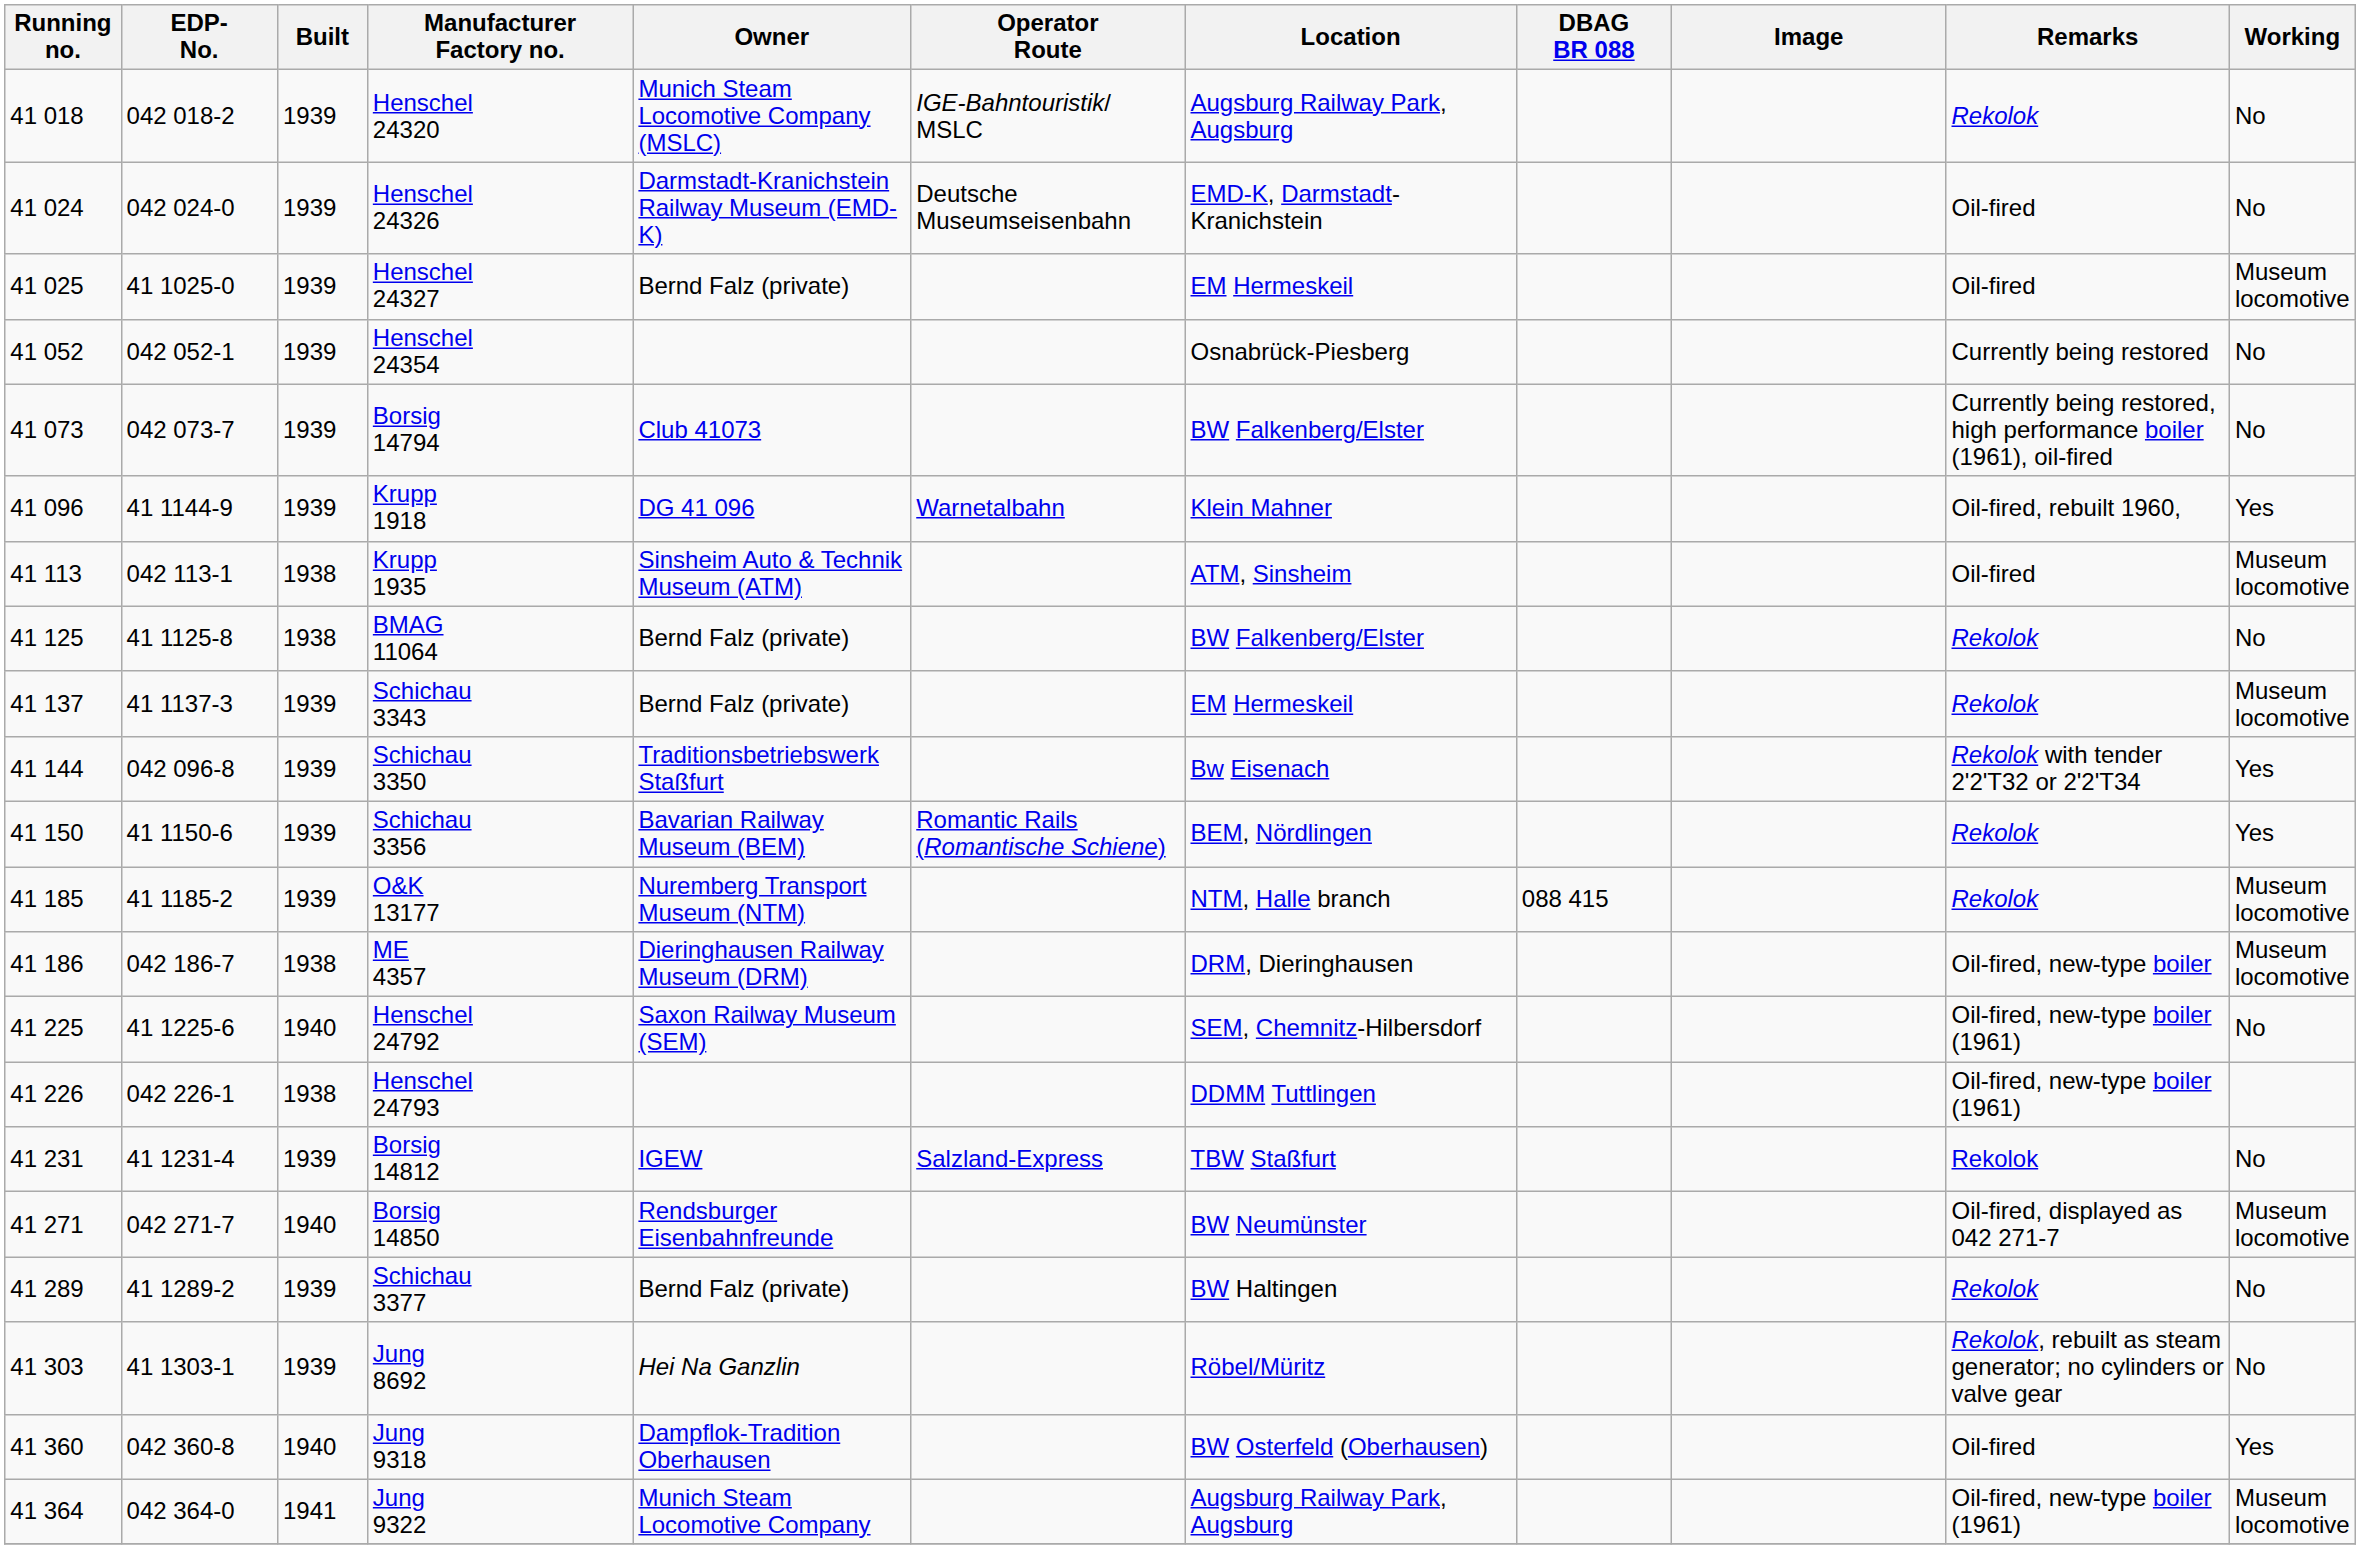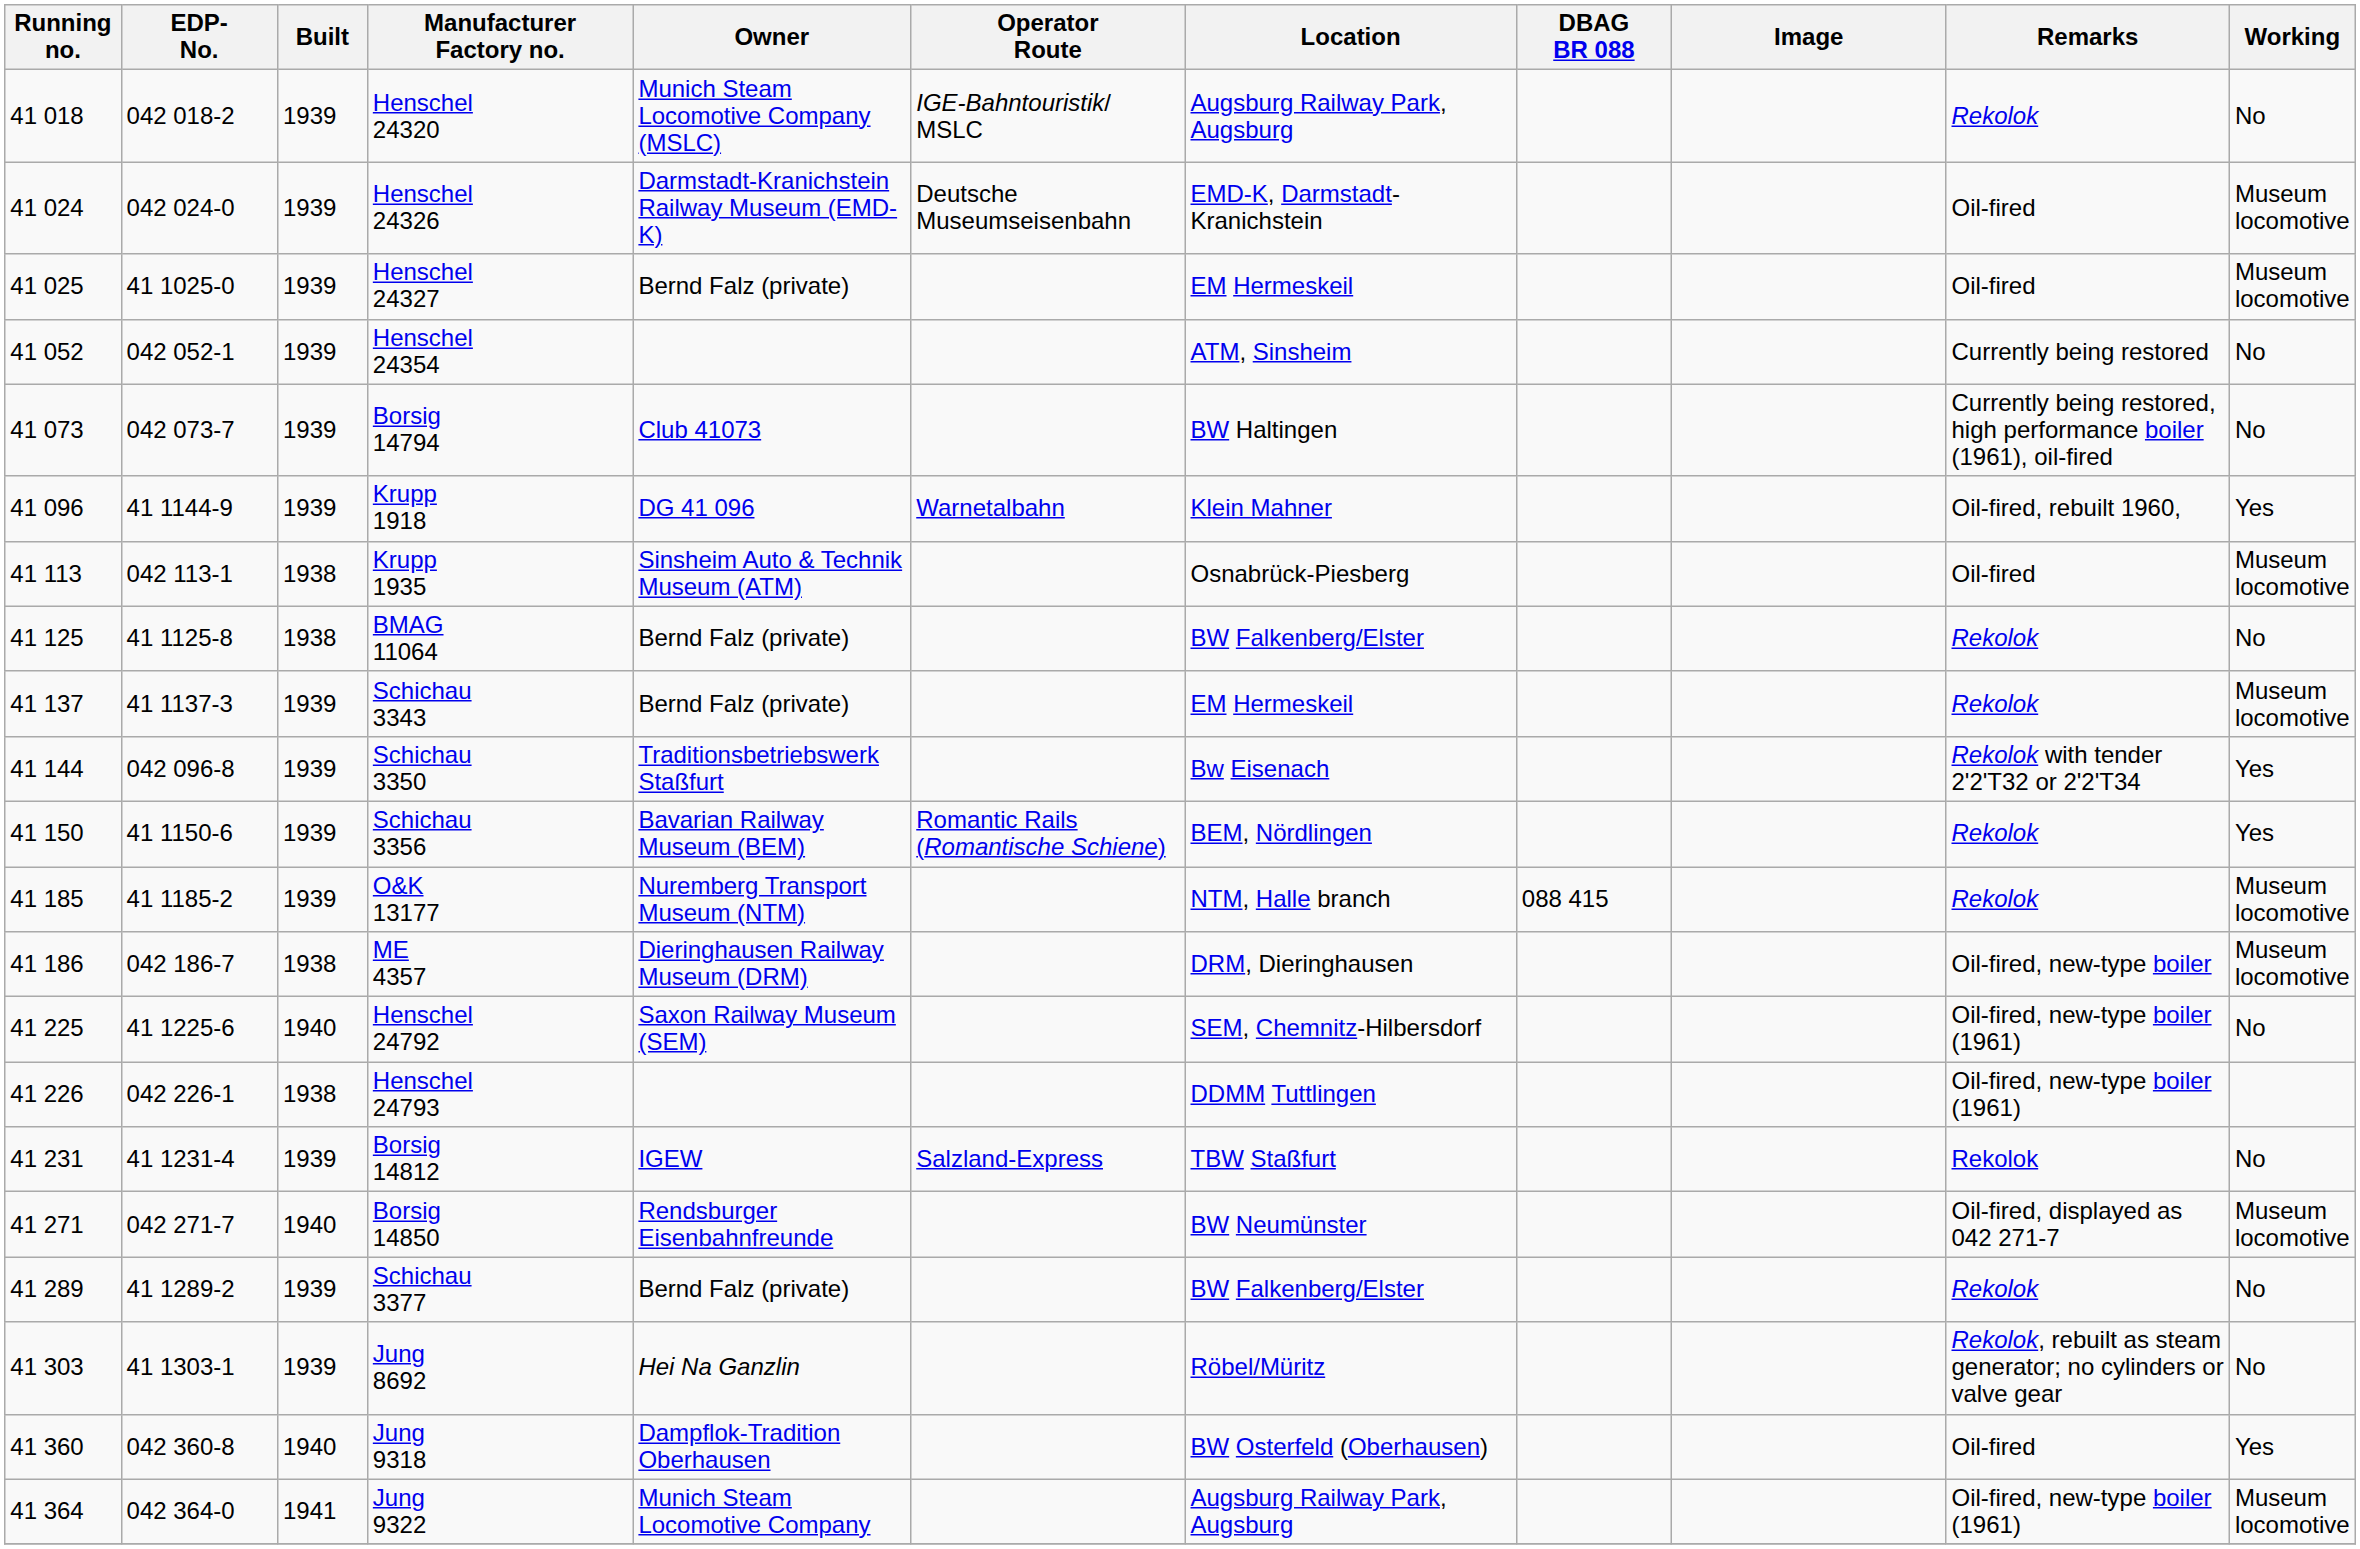(2250, 207) No -> (2292, 207) Museum locomotive
(1300, 351) Osnabrück-Piesberg -> (1271, 351) ATM, Sinsheim
(1307, 429) BW Falkenberg/Elster -> (1264, 429) BW Haltingen
(1271, 573) ATM, Sinsheim -> (1300, 573) Osnabrück-Piesberg
(1264, 1289) BW Haltingen -> (1307, 1289) BW Falkenberg/Elster
